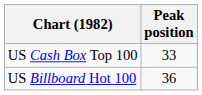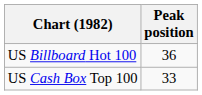rows swapped: (72, 78) <-> (73, 55)
